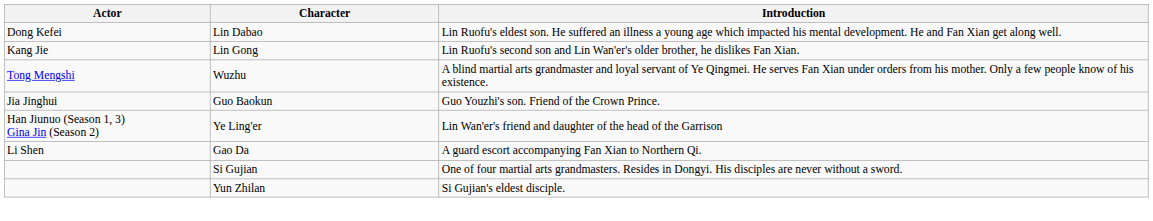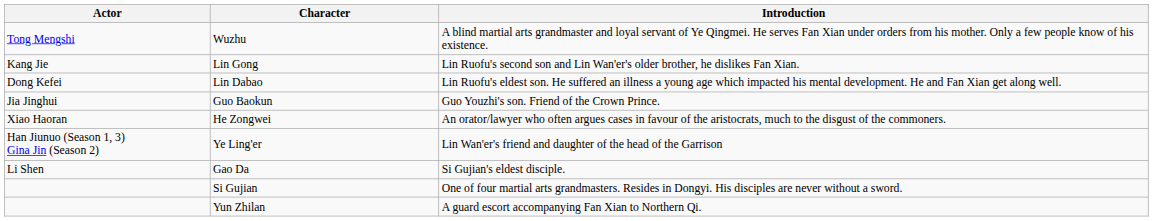rows swapped: (230, 75) <-> (238, 32)
+ row: (242, 119)
(572, 151) A guard escort accompanying Fan Xian to Northern Qi. -> (503, 169) Si Gujian's eldest disciple.
(503, 188) Si Gujian's eldest disciple. -> (572, 206) A guard escort accompanying Fan Xian to Northern Qi.
